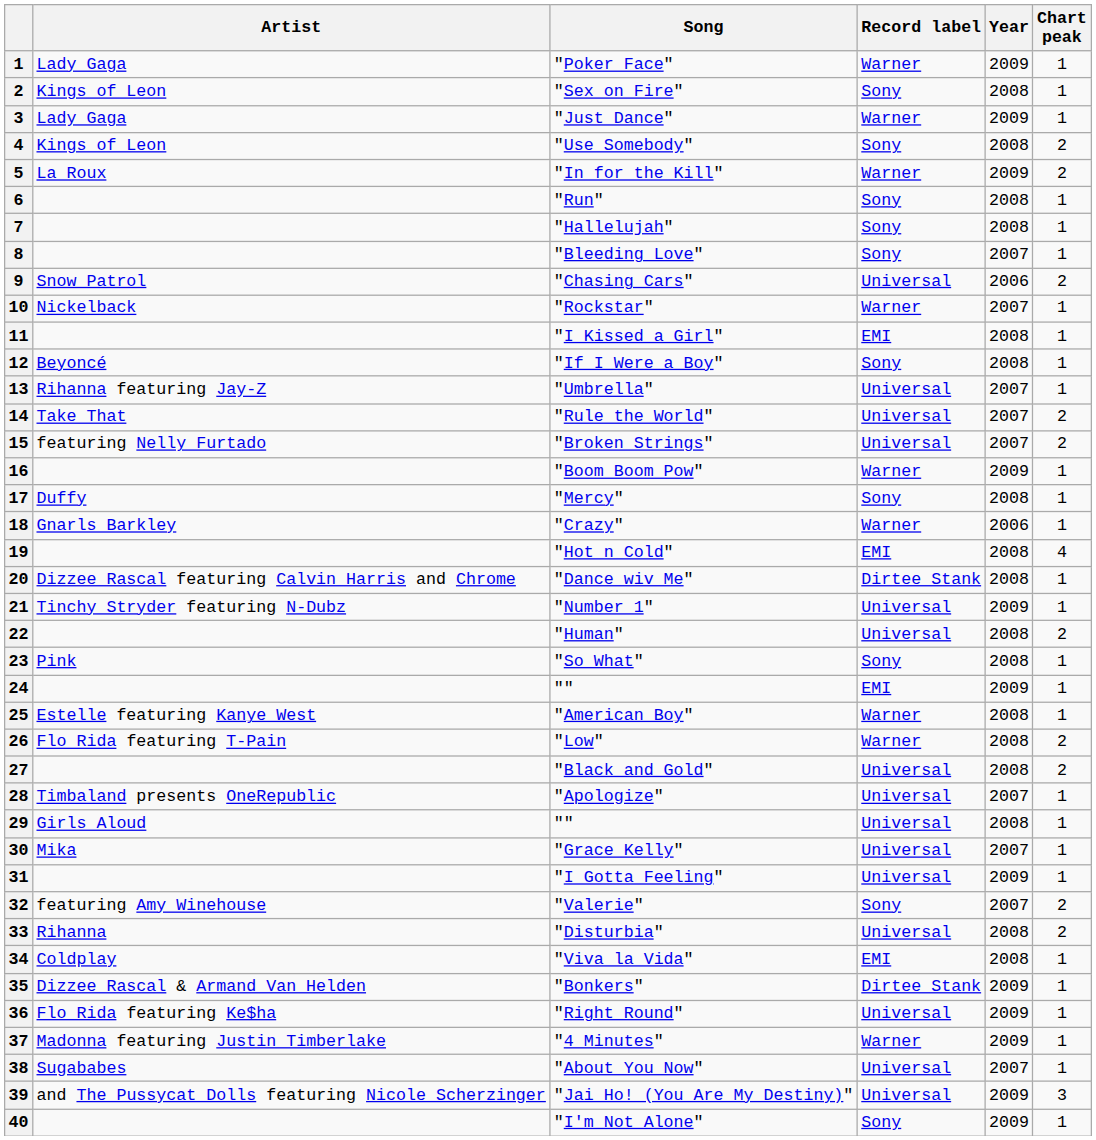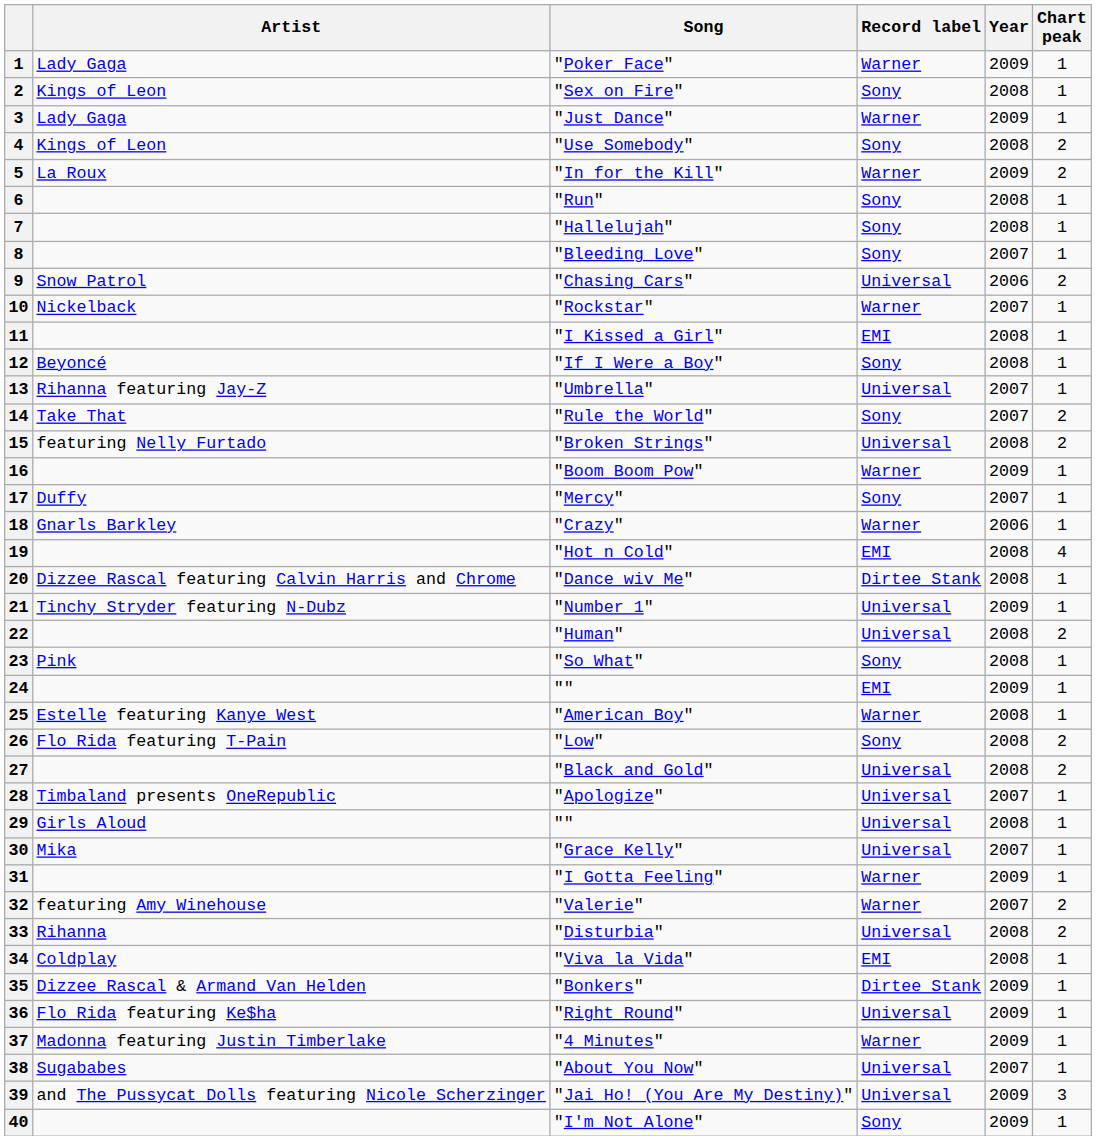(906, 417) Universal -> (881, 417) Sony
(1009, 444) 2007 -> (1009, 444) 2008
(1009, 498) 2008 -> (1009, 498) 2007
(891, 743) Warner -> (881, 743) Sony
(906, 878) Universal -> (891, 878) Warner
(881, 905) Sony -> (891, 905) Warner
